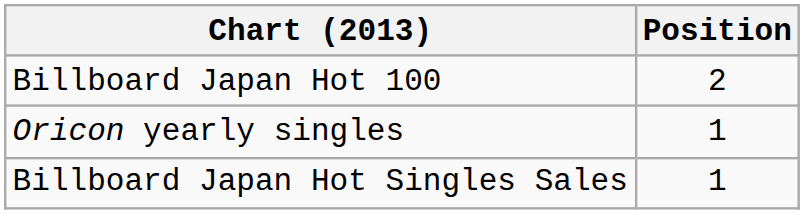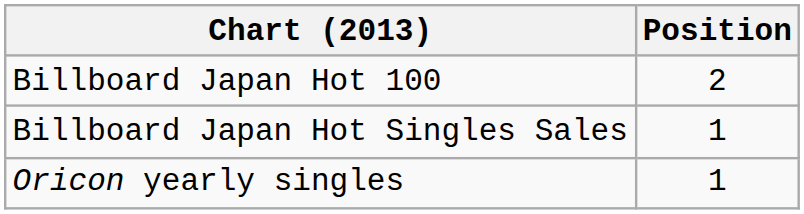rows swapped: (320, 182) <-> (208, 132)
